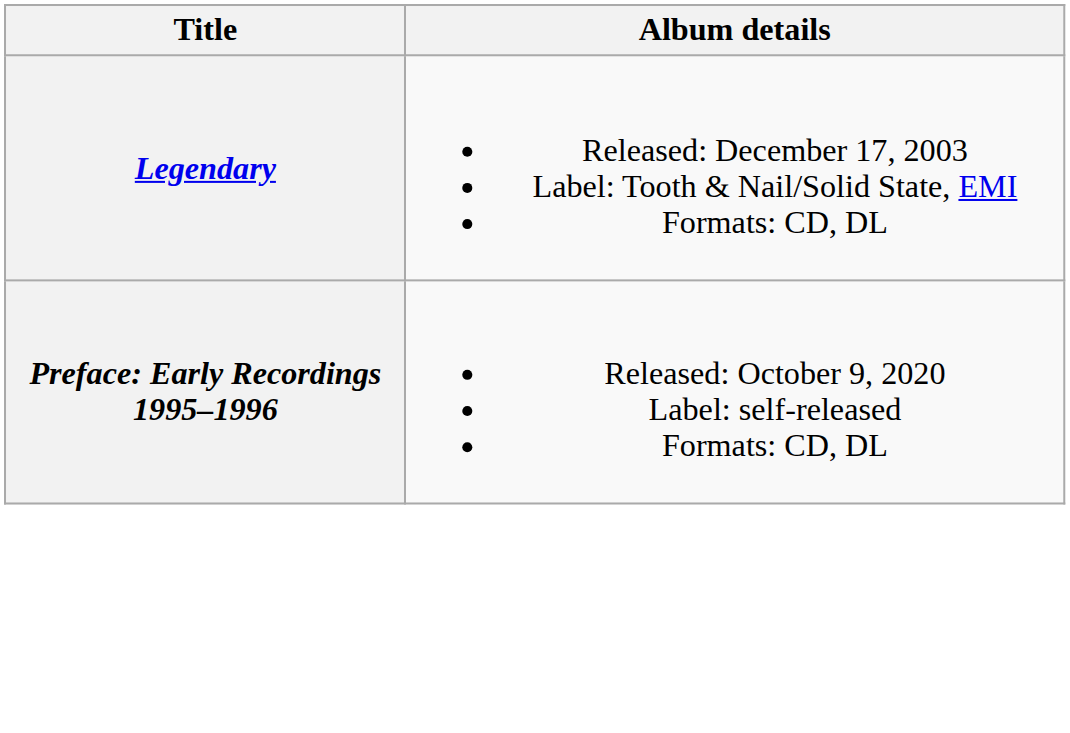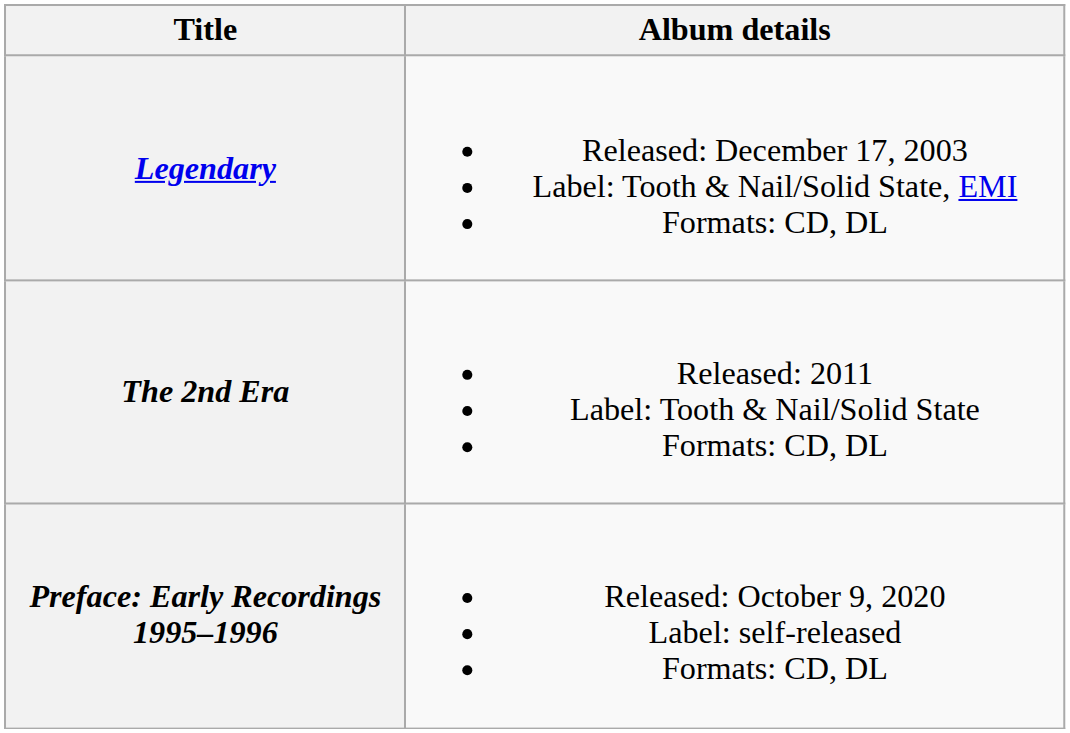+ row: (205, 391)
